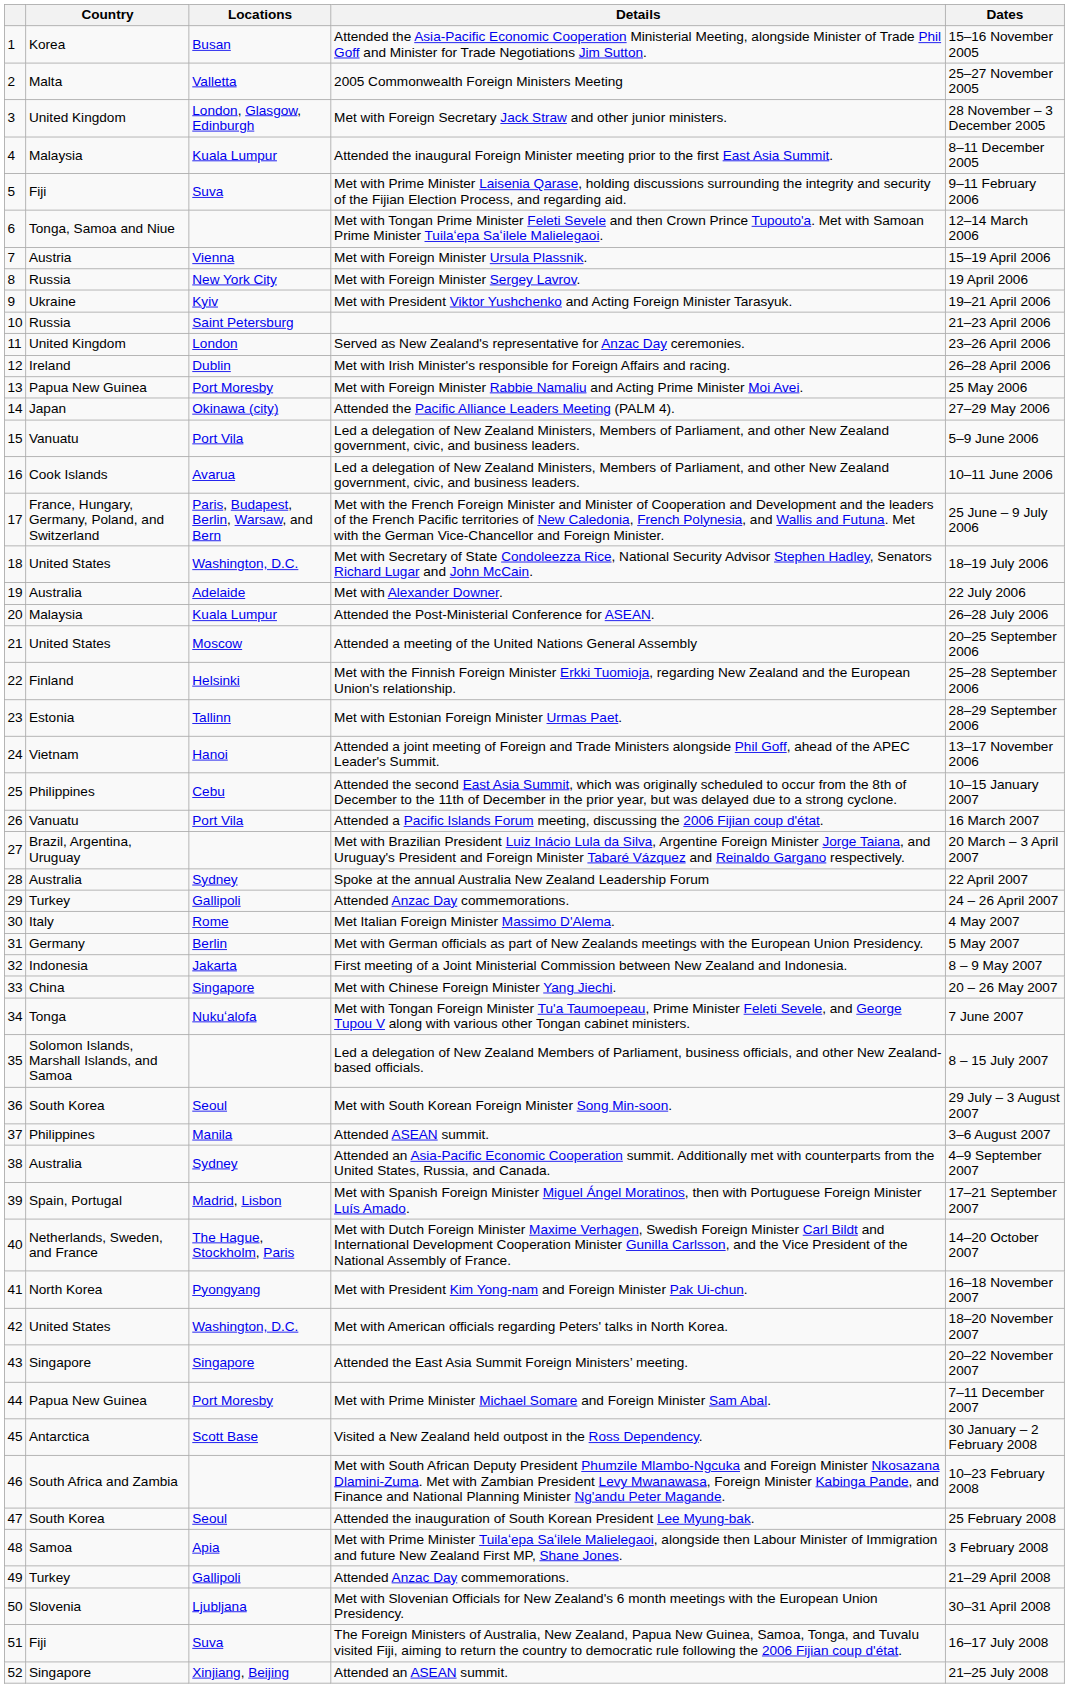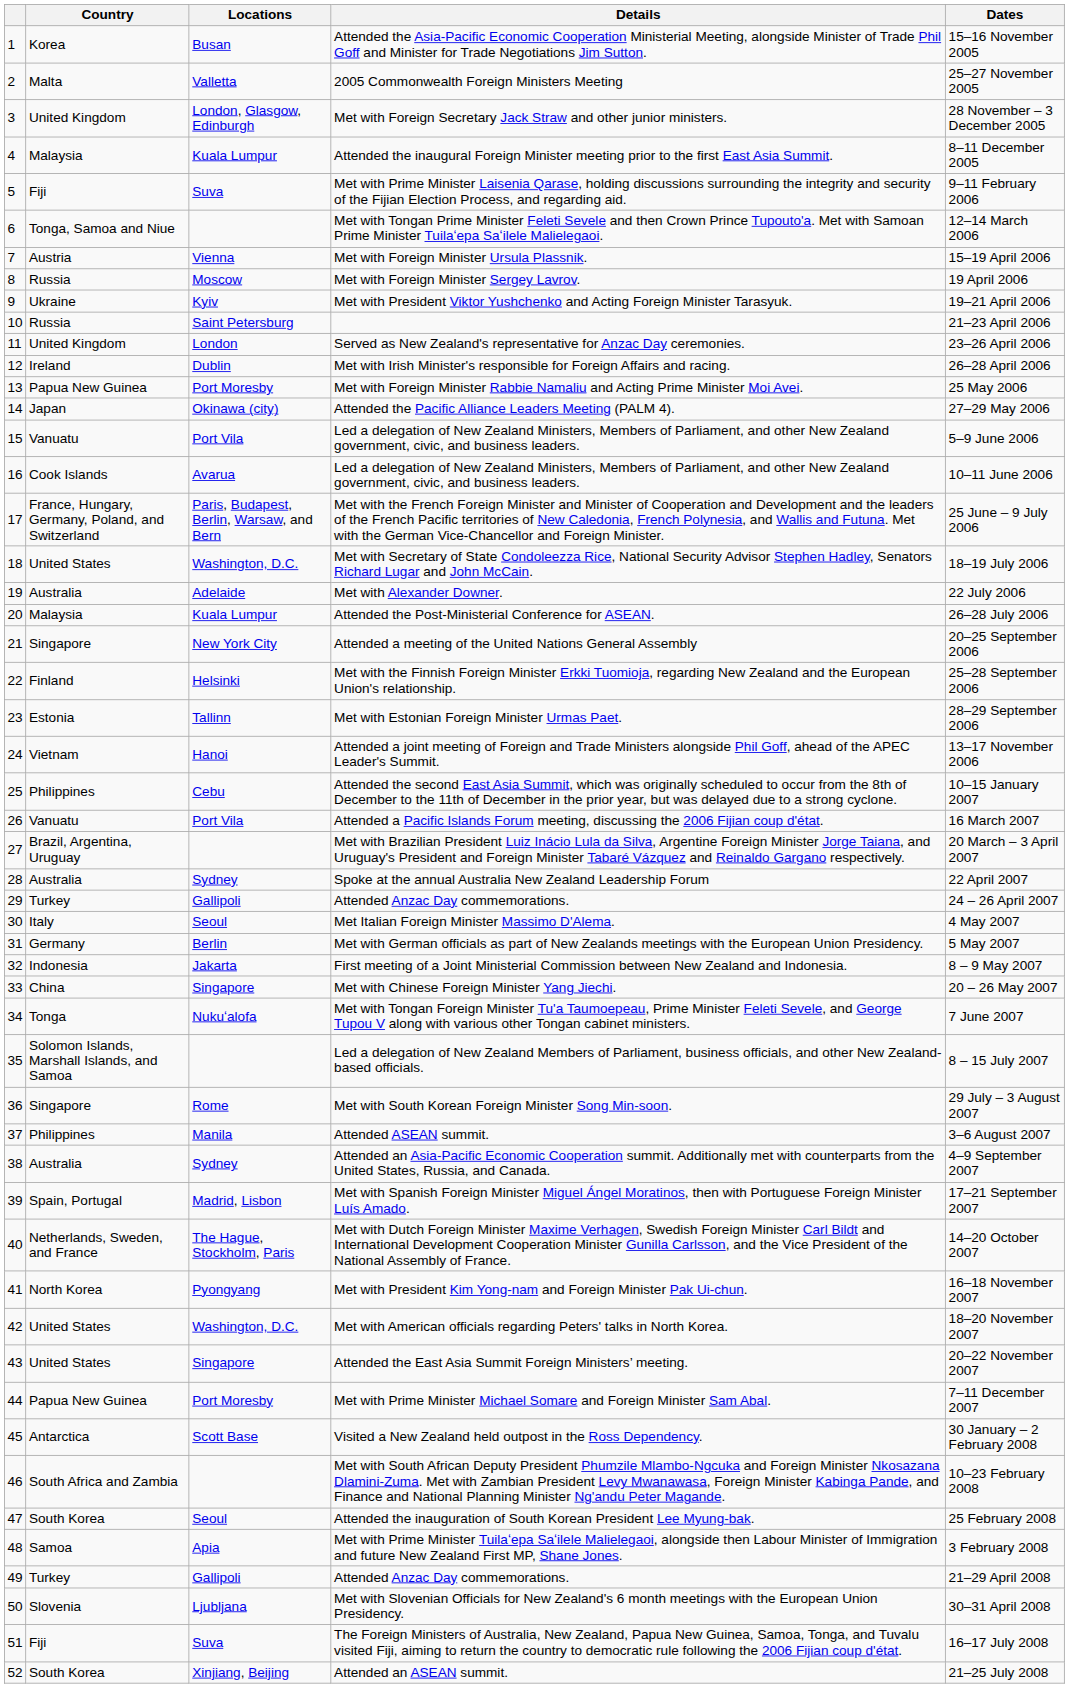(235, 279) New York City -> (217, 279) Moscow
(70, 644) United States -> (60, 644) Singapore
(217, 644) Moscow -> (235, 644) New York City
(210, 922) Rome -> (210, 922) Seoul
(67, 1105) South Korea -> (60, 1105) Singapore
(210, 1105) Seoul -> (210, 1105) Rome
(60, 1363) Singapore -> (70, 1363) United States
(60, 1672) Singapore -> (67, 1672) South Korea
